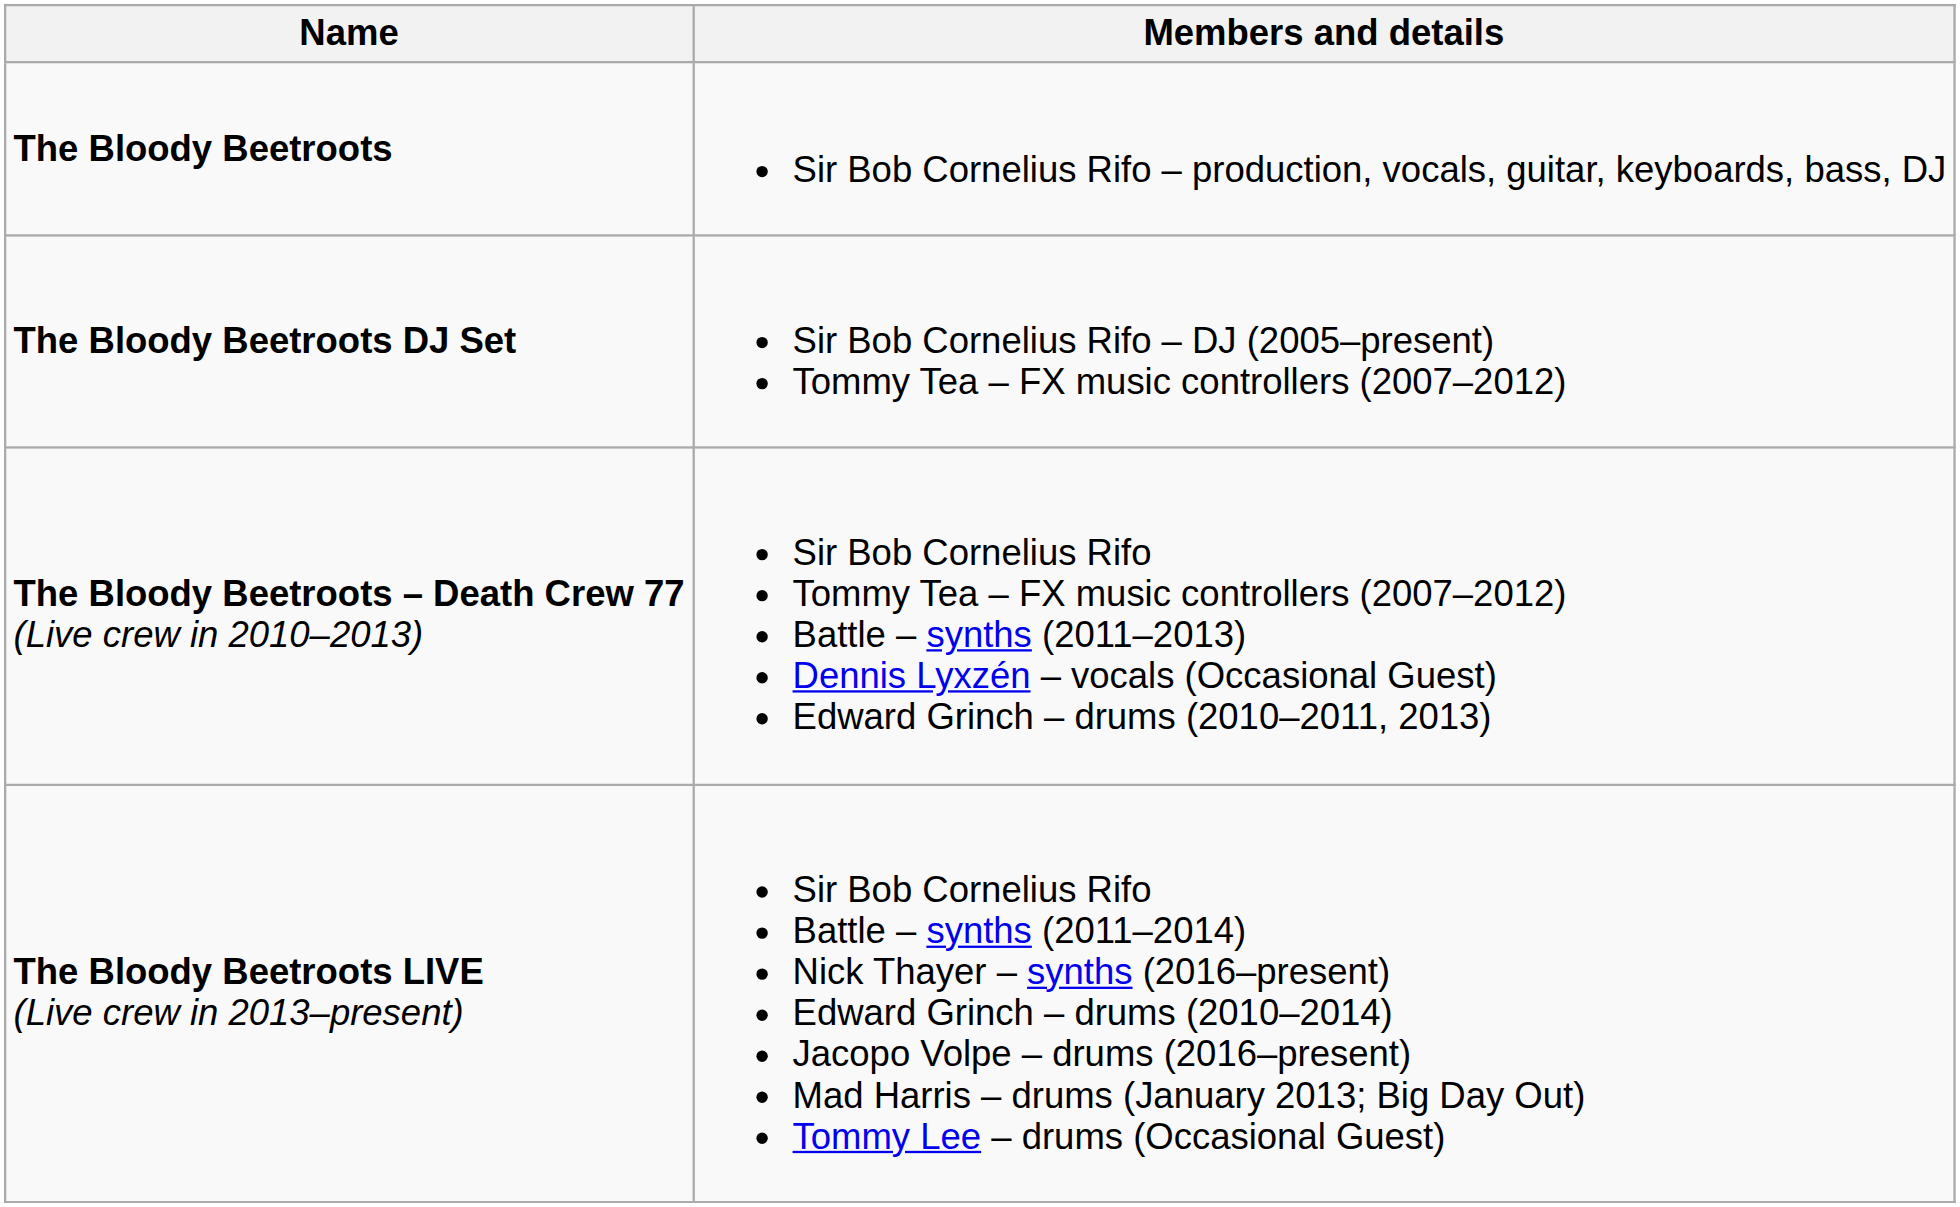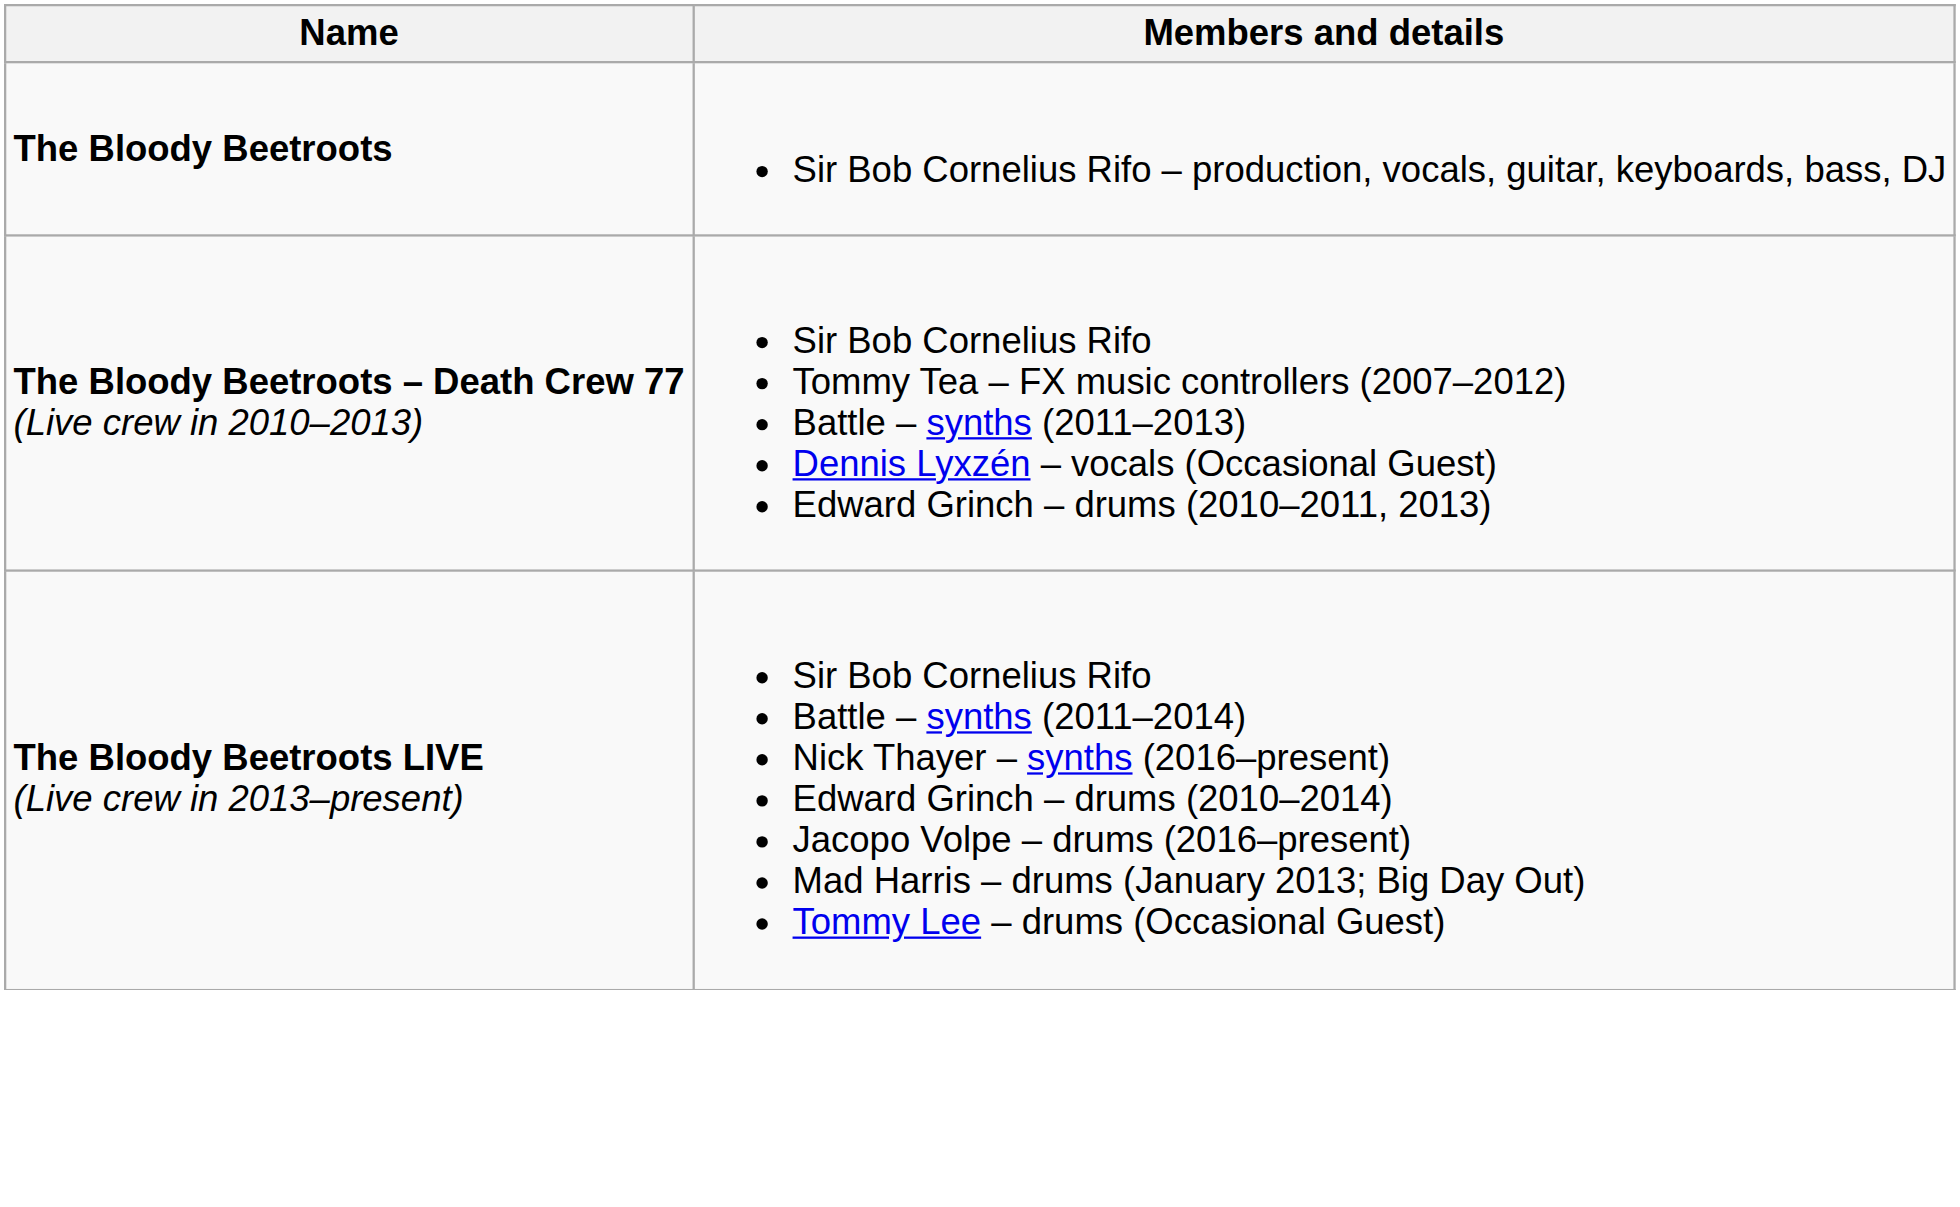- row: (265, 340)
